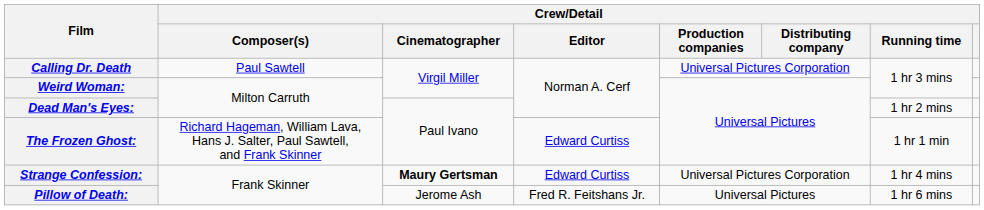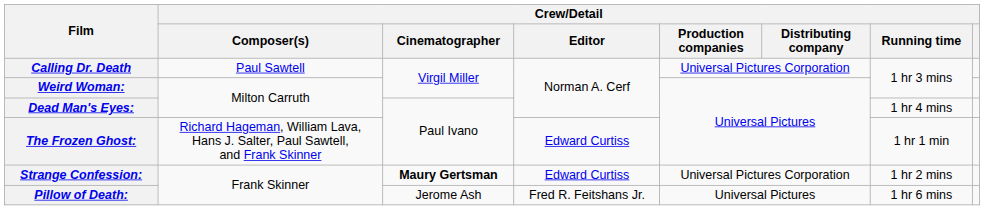(921, 107) 1 hr 2 mins -> (921, 107) 1 hr 4 mins
(921, 175) 1 hr 4 mins -> (921, 175) 1 hr 2 mins
